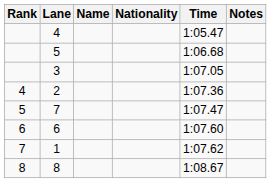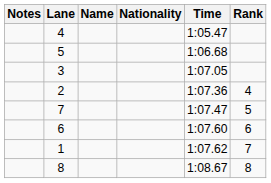columns swapped: (22, 14) <-> (246, 14)
